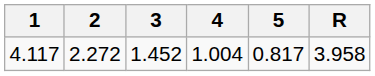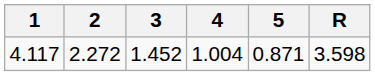(278, 53) 0.817 -> (278, 53) 0.871
(340, 53) 3.958 -> (340, 53) 3.598
